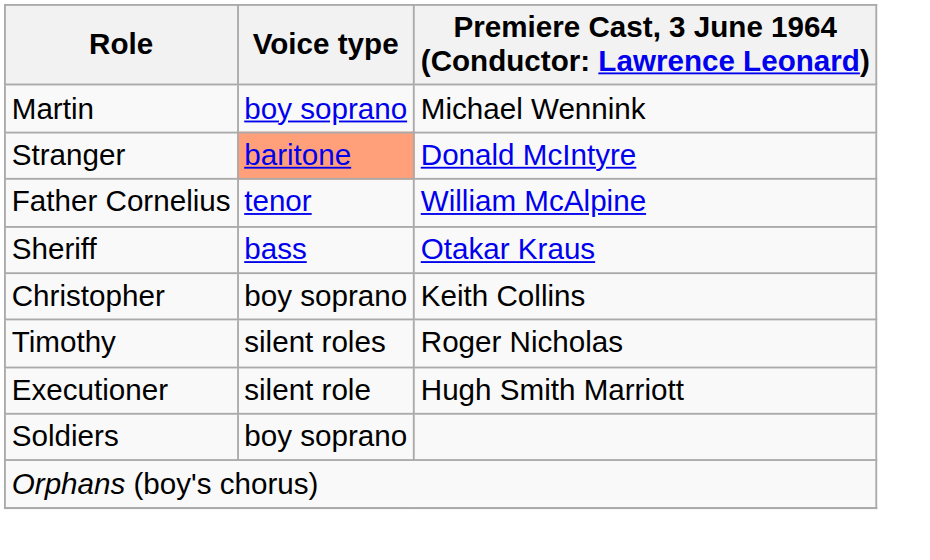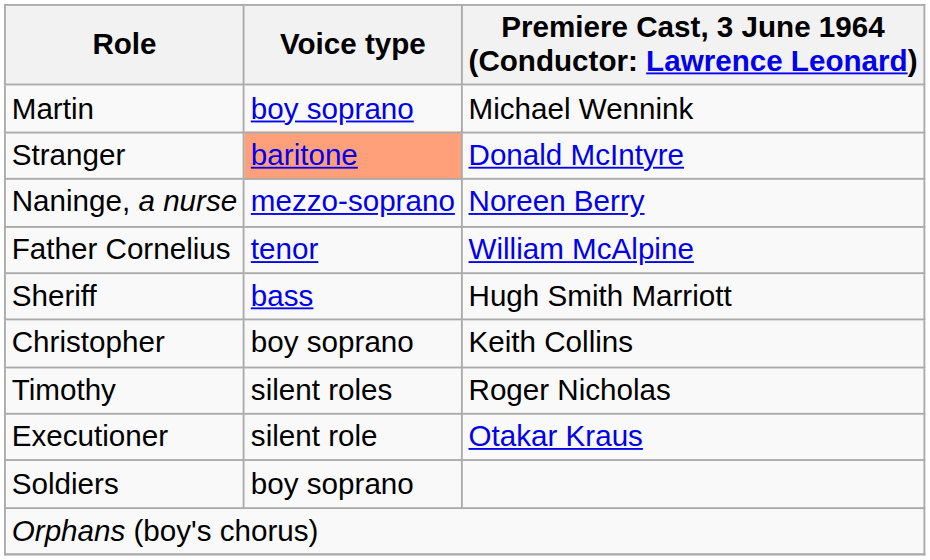+ row: (124, 202)
(508, 249) Otakar Kraus -> (600, 295) Hugh Smith Marriott
(552, 389) Hugh Smith Marriott -> (556, 436) Otakar Kraus
